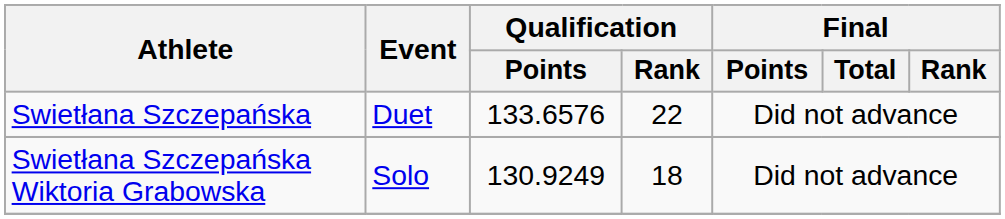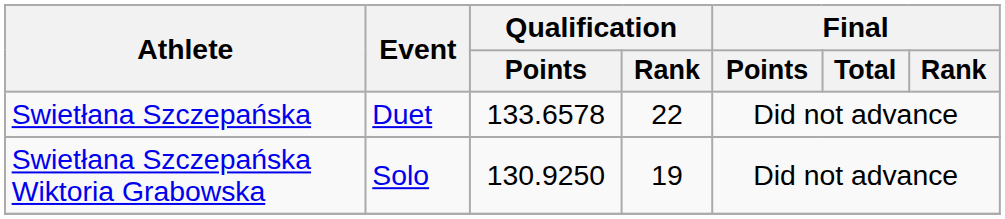(546, 115) 133.6576 -> (546, 115) 133.6578
(546, 175) 130.9249 -> (546, 175) 130.9250
(667, 175) 18 -> (667, 175) 19
